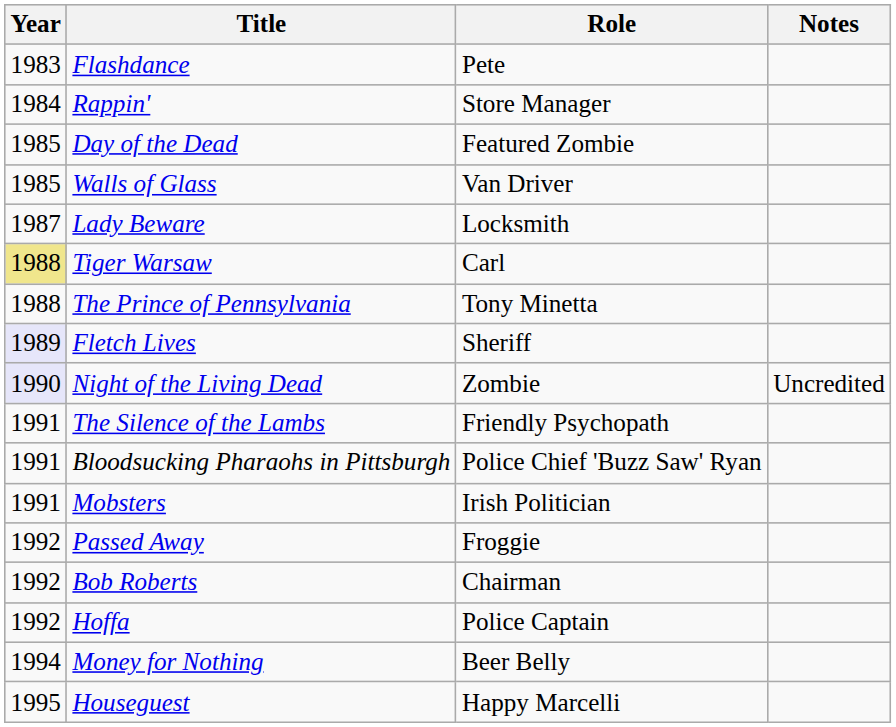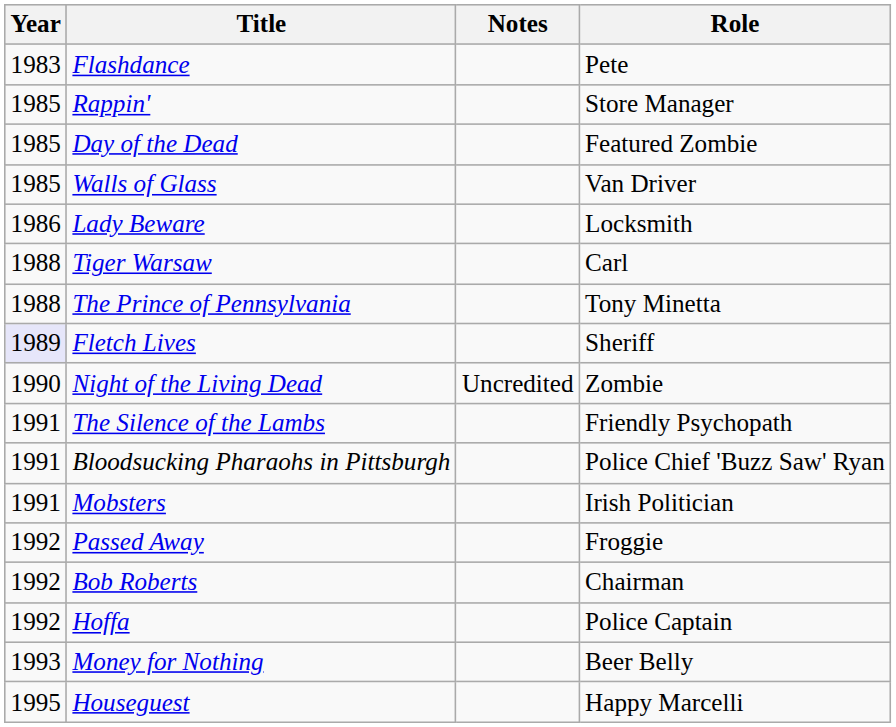columns swapped: (612, 24) <-> (829, 24)
(36, 104) 1984 -> (36, 104) 1985
(36, 223) 1987 -> (36, 223) 1986
(36, 263) khaki background -> (36, 263) no background
(36, 382) lavender background -> (36, 382) no background
(36, 661) 1994 -> (36, 661) 1993
